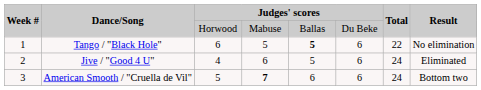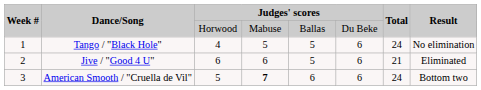(218, 45) 6 -> (218, 45) 4
(312, 45) bold -> (312, 45) normal
(397, 45) 22 -> (397, 45) 24
(218, 61) 4 -> (218, 61) 6
(397, 61) 24 -> (397, 61) 21
